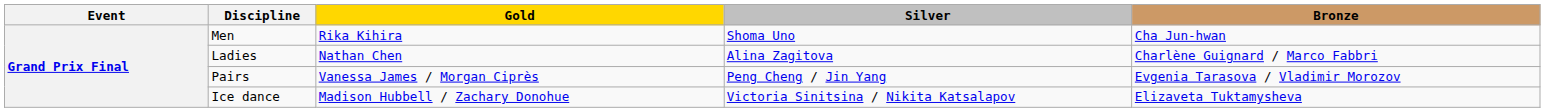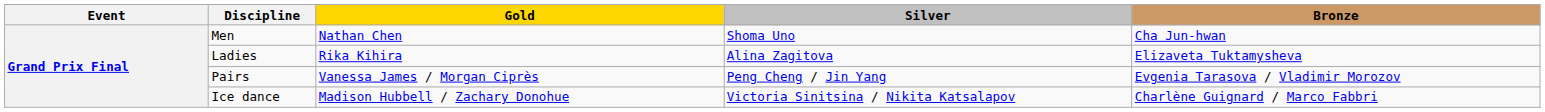(360, 35) Rika Kihira -> (360, 35) Nathan Chen
(360, 56) Nathan Chen -> (360, 56) Rika Kihira
(1256, 56) Charlène Guignard / Marco Fabbri -> (1218, 56) Elizaveta Tuktamysheva
(1218, 97) Elizaveta Tuktamysheva -> (1256, 97) Charlène Guignard / Marco Fabbri
